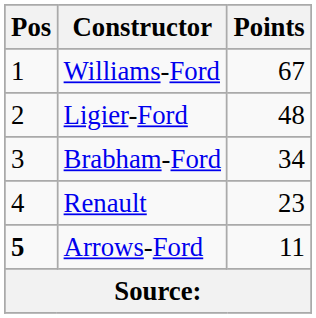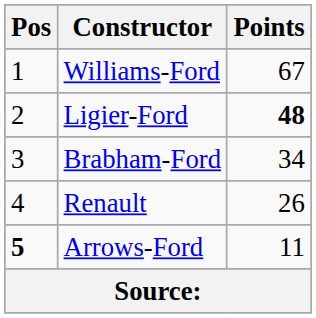(291, 114) normal -> (291, 114) bold
(291, 203) 23 -> (291, 203) 26
